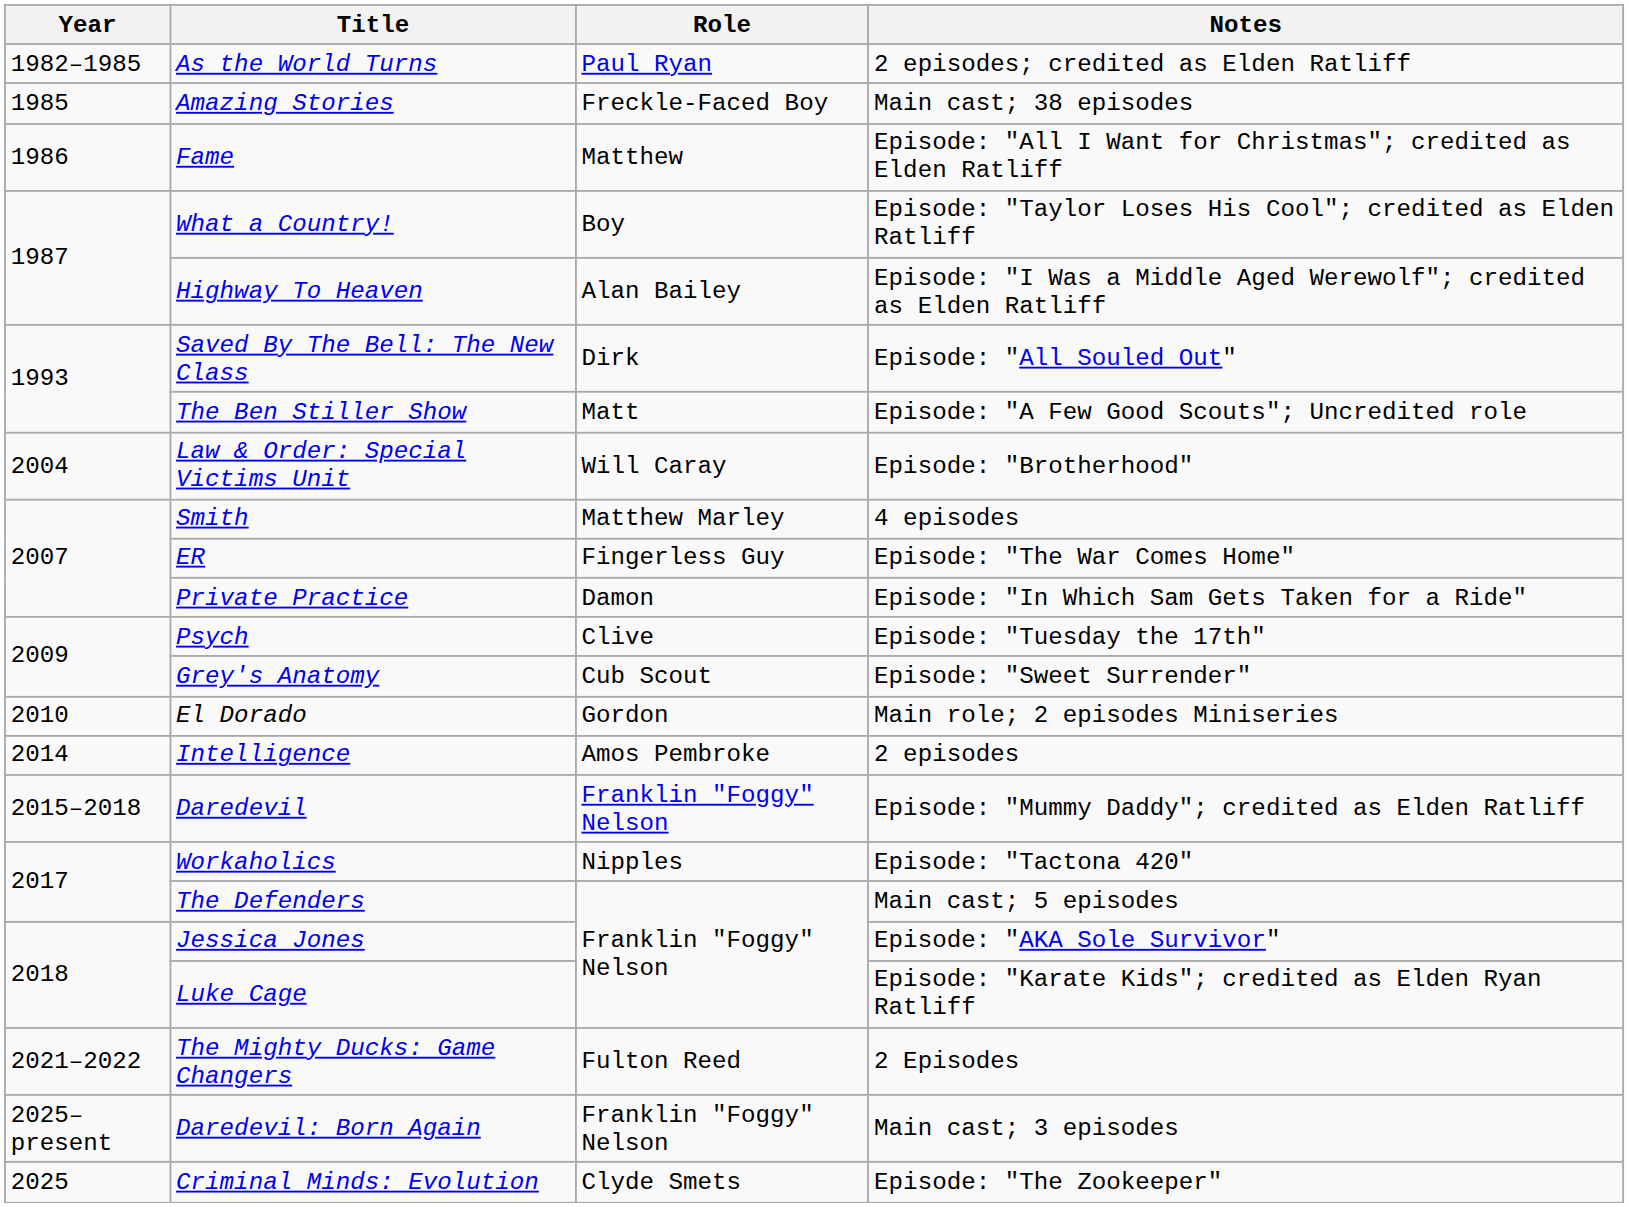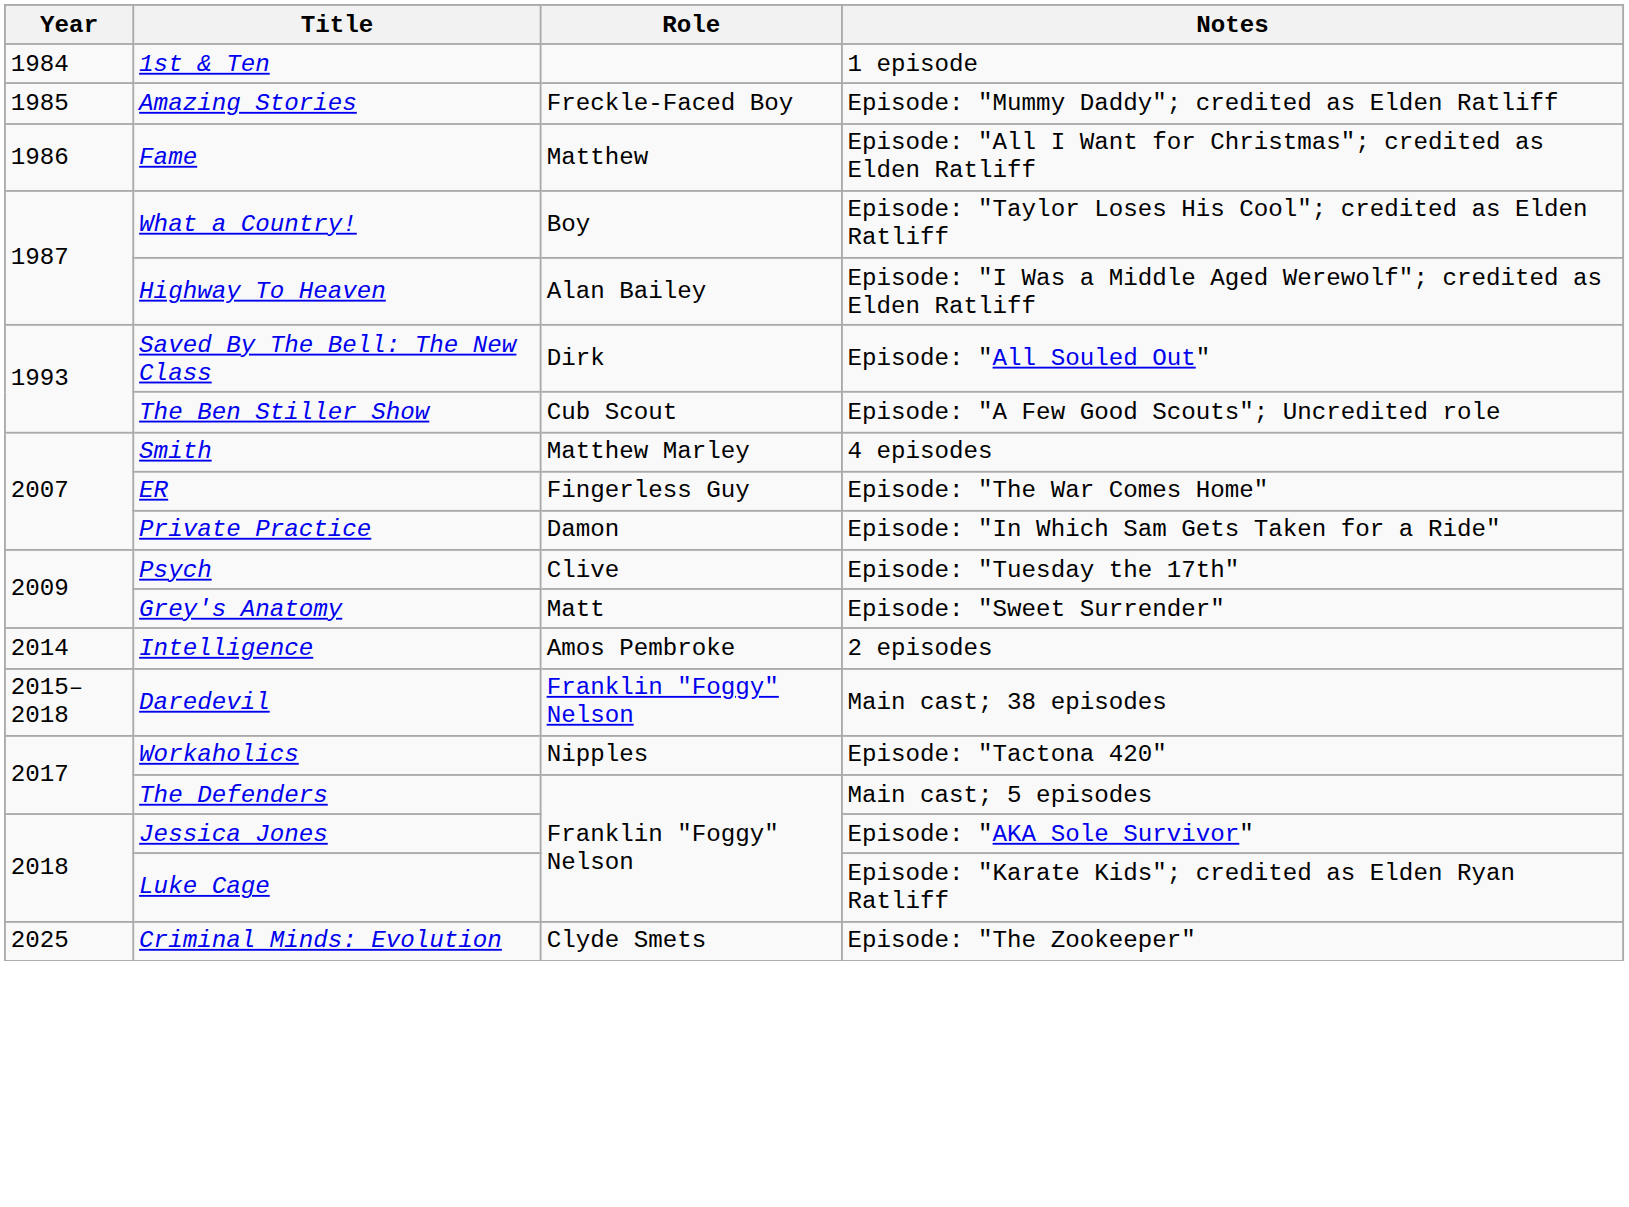- row: (307, 64)
+ row: (204, 64)
(1034, 103) Main cast; 38 episodes -> (1203, 103) Episode: "Mummy Daddy"; credited as Elden Ratliff
(611, 412) Matt -> (612, 412) Cub Scout
- row: (321, 465)
(647, 676) Cub Scout -> (576, 609) Matt
- row: (241, 716)
(1230, 809) Episode: "Mummy Daddy"; credited as Elden Ratliff -> (1007, 702) Main cast; 38 episodes
- row: (336, 1061)
- row: (328, 1129)
